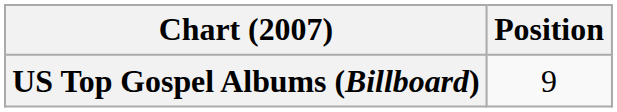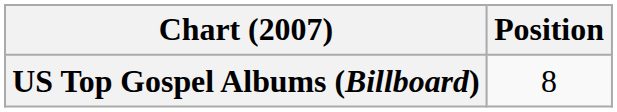(549, 80) 9 -> (549, 80) 8
